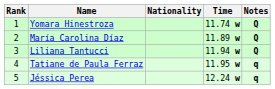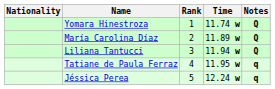columns swapped: (16, 11) <-> (174, 11)
